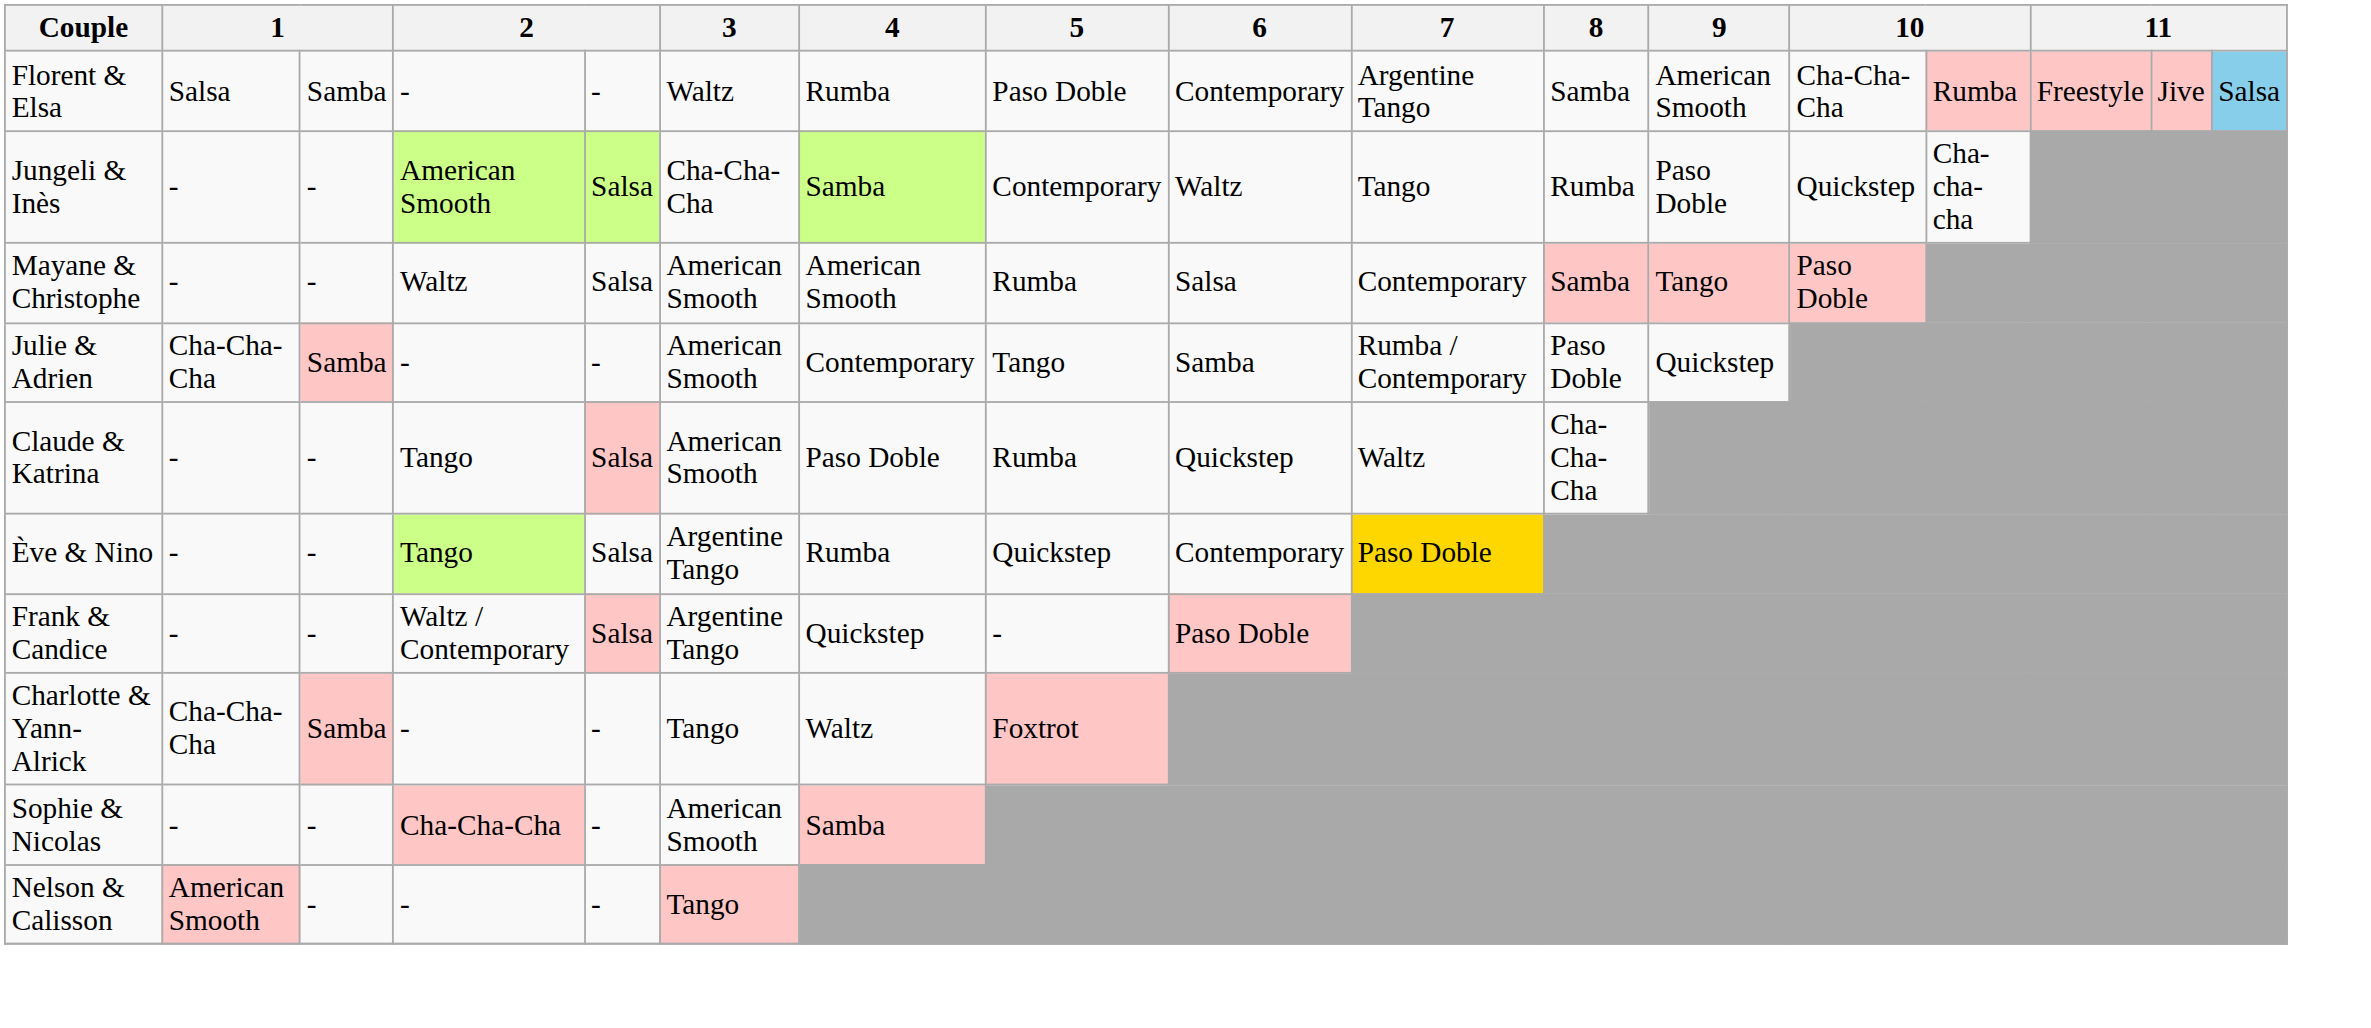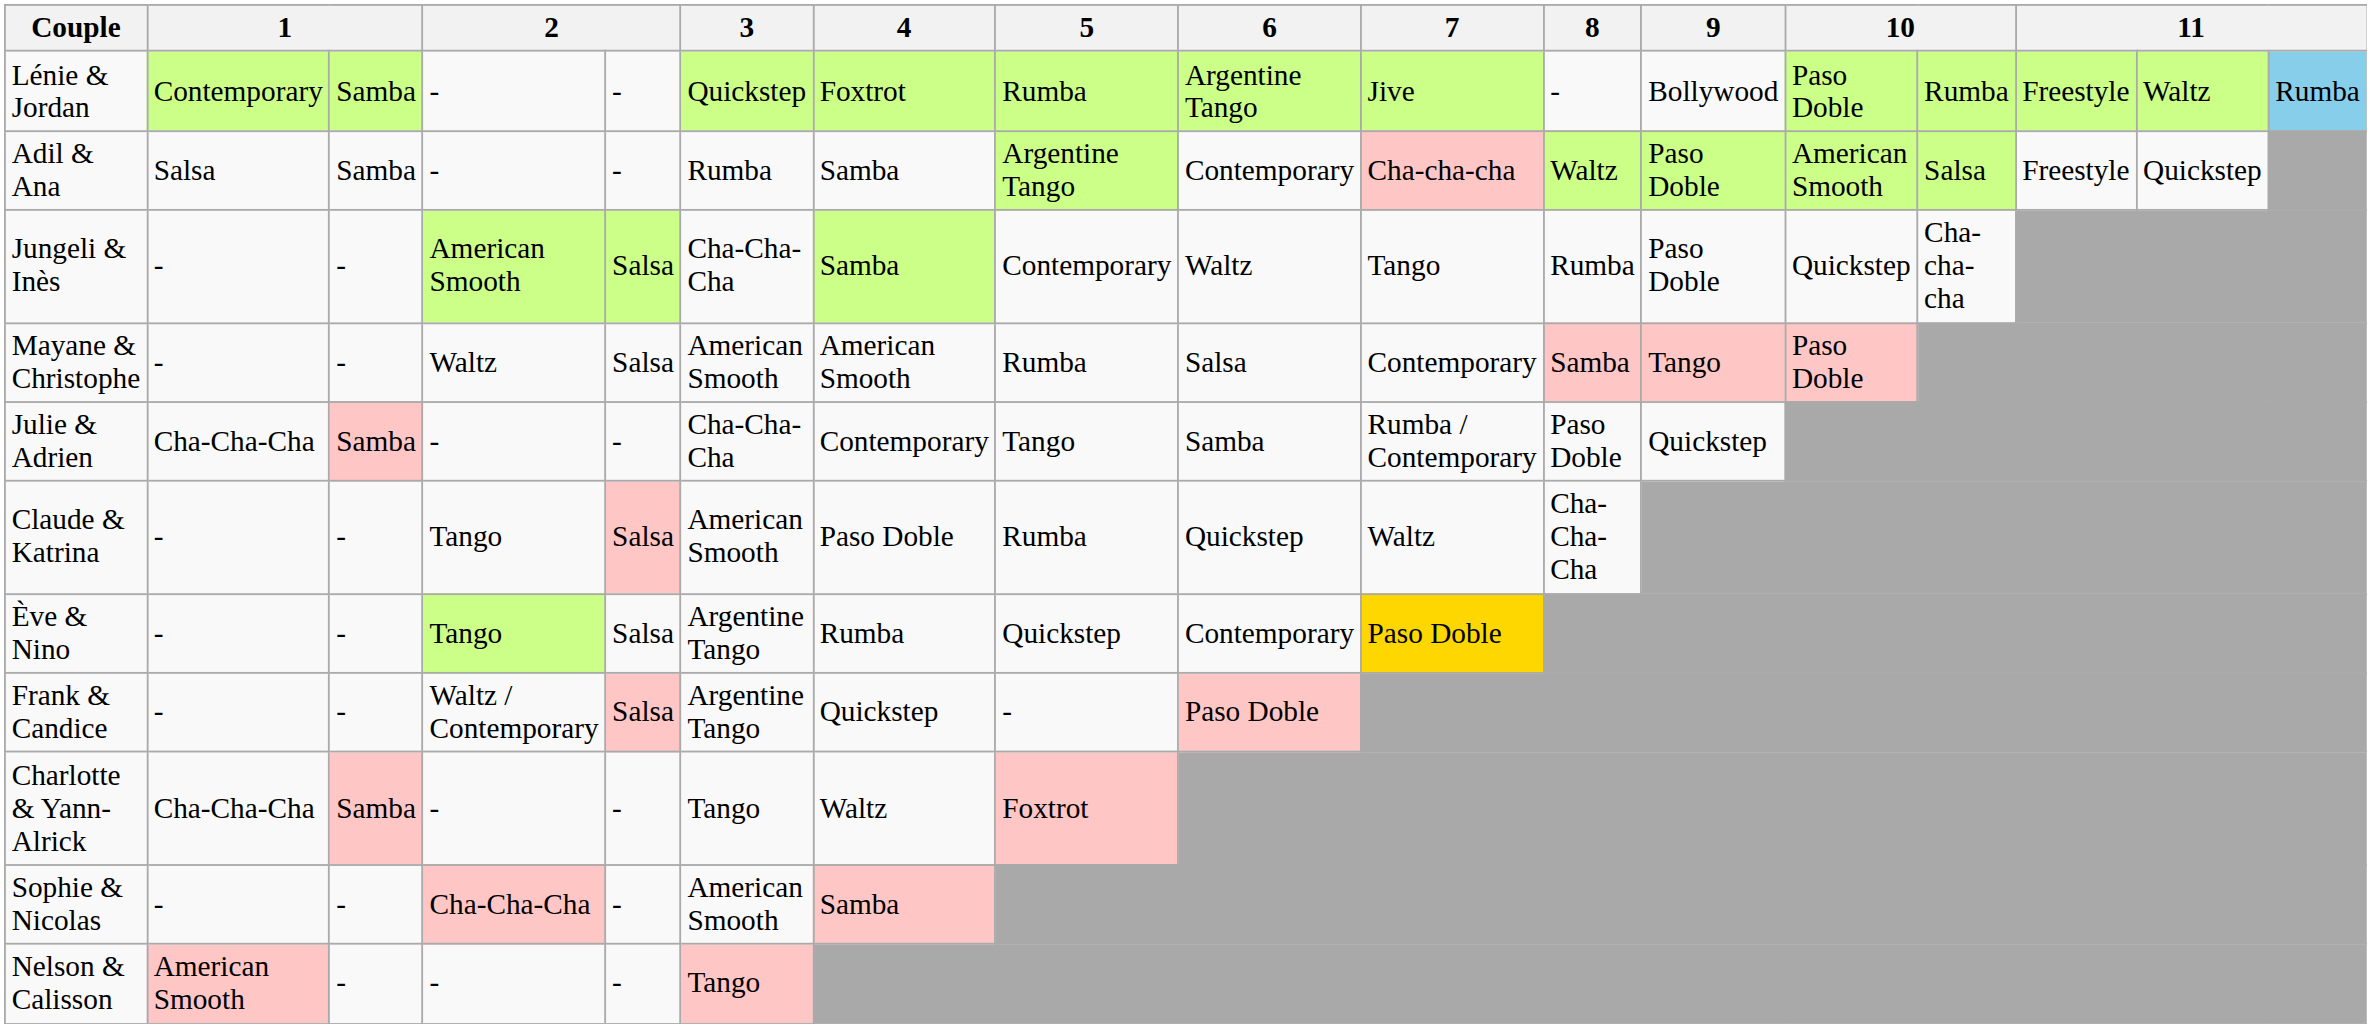+ row: (60, 90)
- row: (69, 90)
+ row: (53, 170)
(724, 361) American Smooth -> (744, 441) Cha-Cha-Cha
